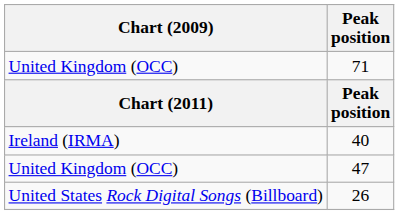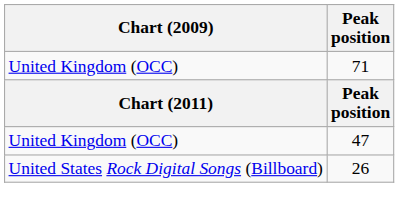- row: (361, 140)
